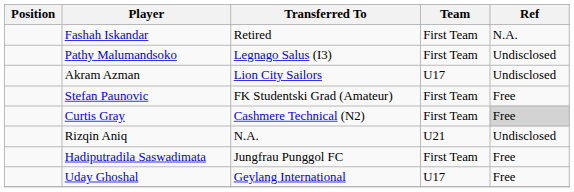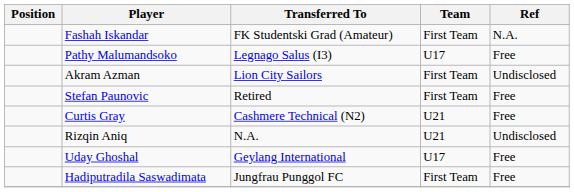(253, 34) Retired -> (313, 34) FK Studentski Grad (Amateur)
(450, 55) First Team -> (434, 55) U17
(524, 55) Undisclosed -> (504, 55) Free
(434, 75) U17 -> (450, 75) First Team
(313, 95) FK Studentski Grad (Amateur) -> (253, 95) Retired
(450, 116) First Team -> (434, 116) U21
(504, 116) lightgrey background -> (504, 116) no background
rows swapped: (102, 177) <-> (135, 156)
